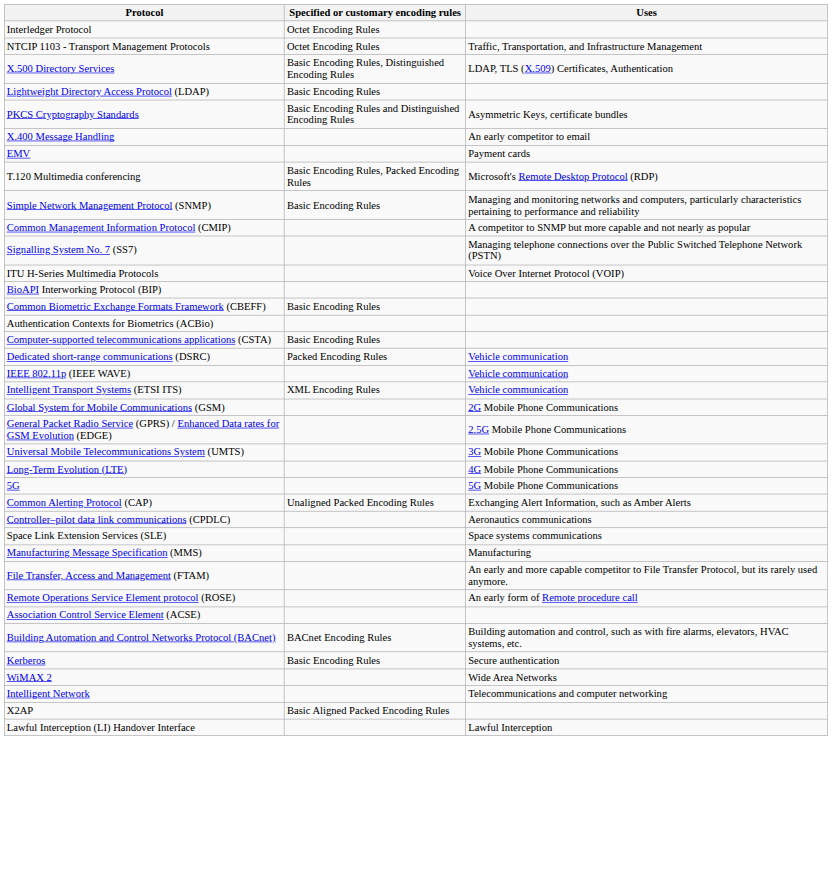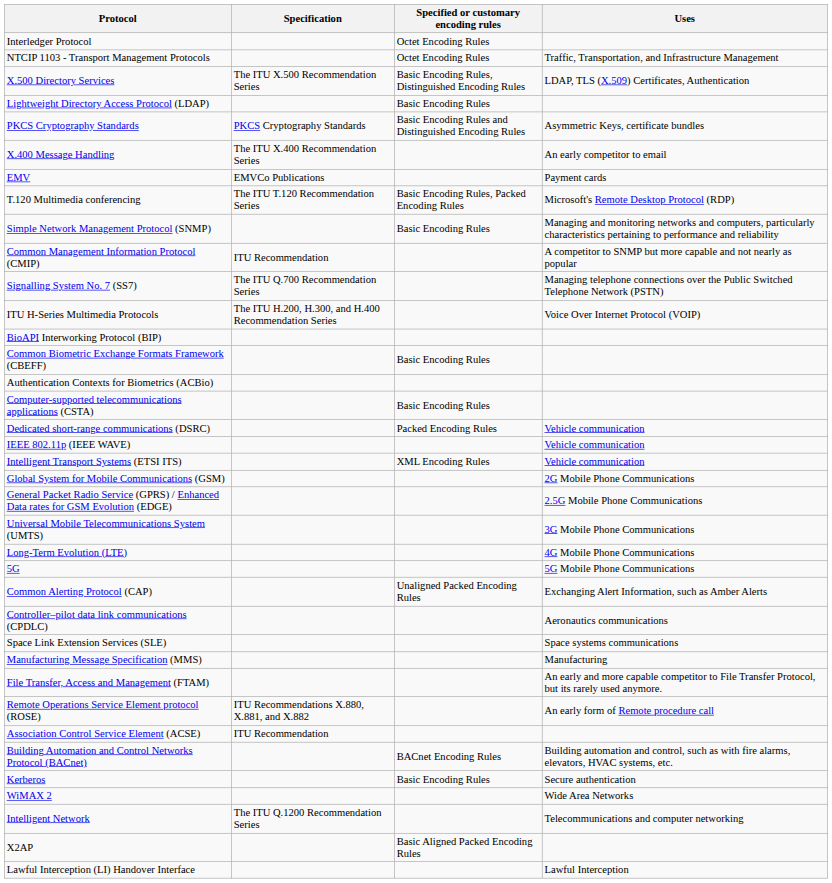+ column: (313, 18)
